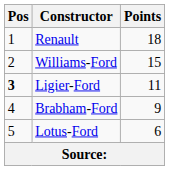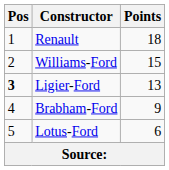(154, 85) 11 -> (154, 85) 13
